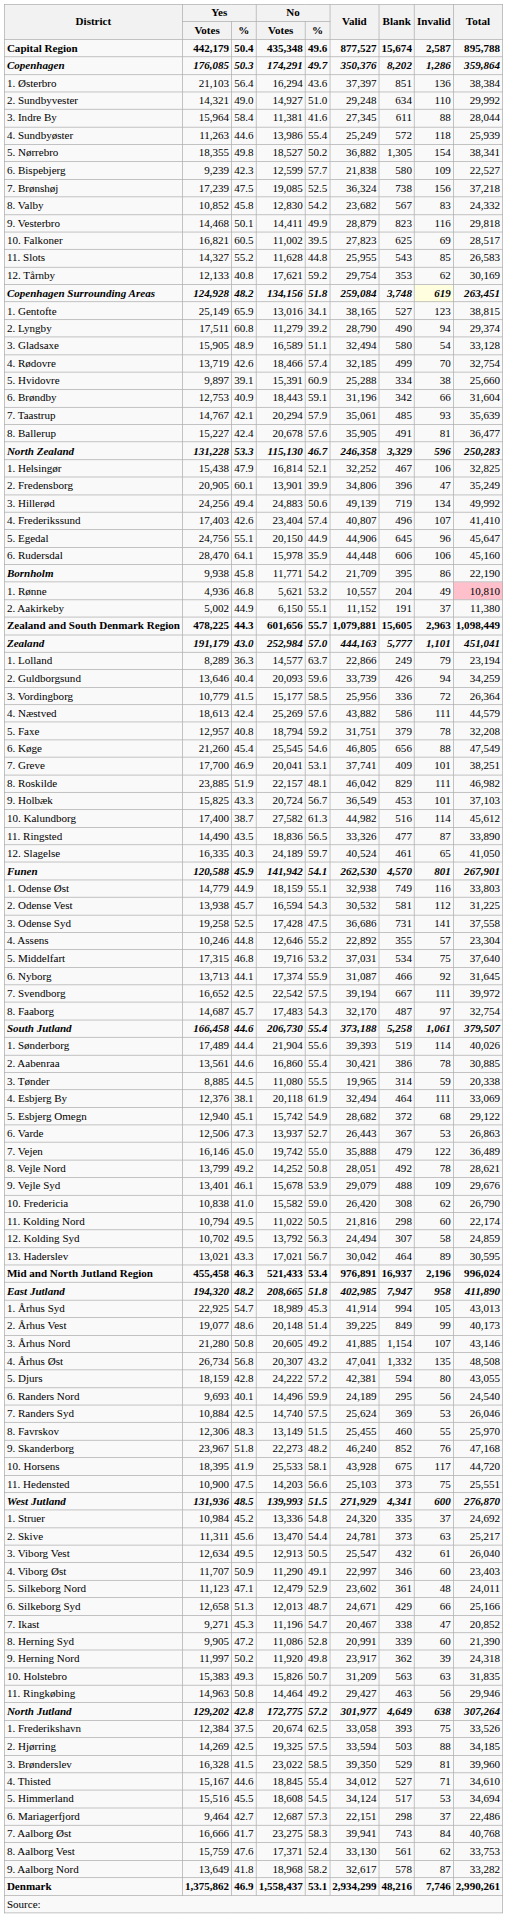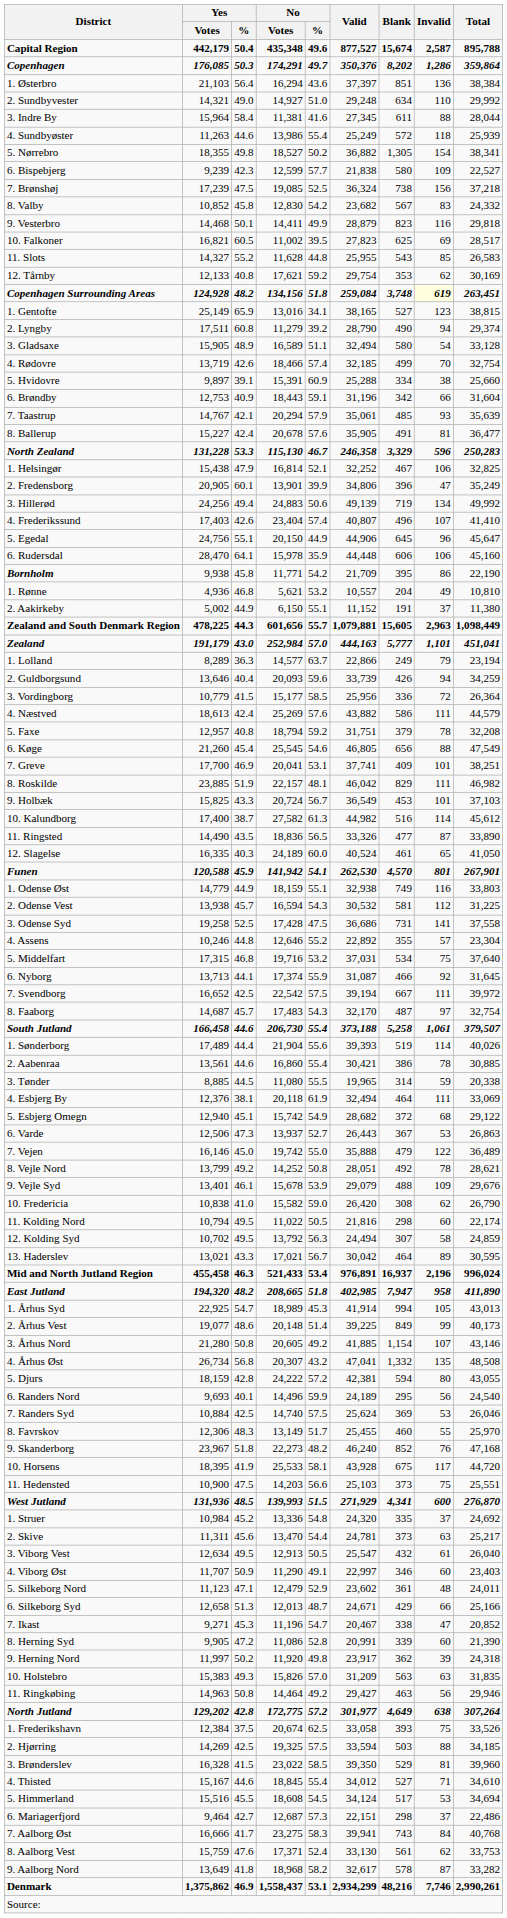(485, 591) pink background -> (485, 591) no background
(318, 853) 59.7 -> (318, 853) 60.0
(318, 1431) 51.5 -> (318, 1431) 51.7
(318, 1676) 50.7 -> (318, 1676) 57.0
